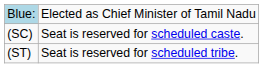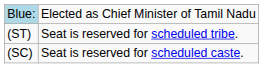rows swapped: (20, 33) <-> (19, 53)
